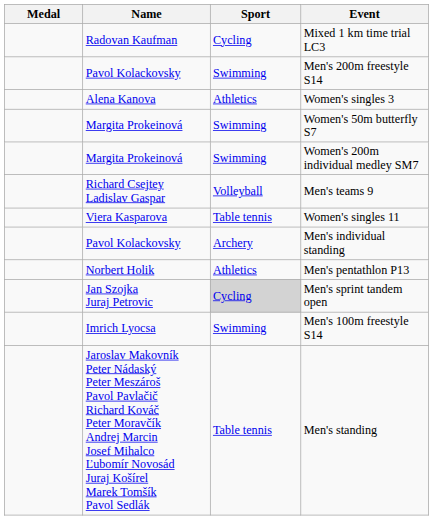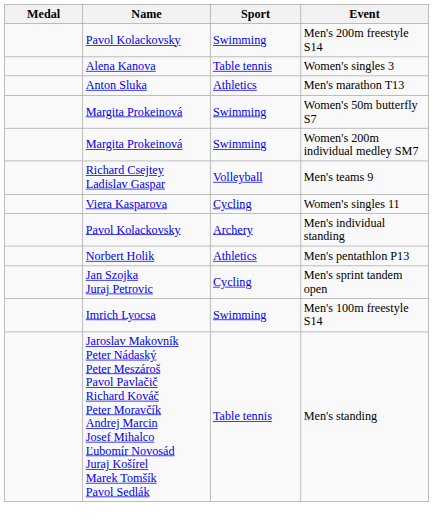- row: (357, 40)
(235, 99) Athletics -> (242, 66) Table tennis
+ row: (354, 85)
(242, 217) Table tennis -> (232, 203) Cycling
(232, 295) lightgrey background -> (232, 282) no background
